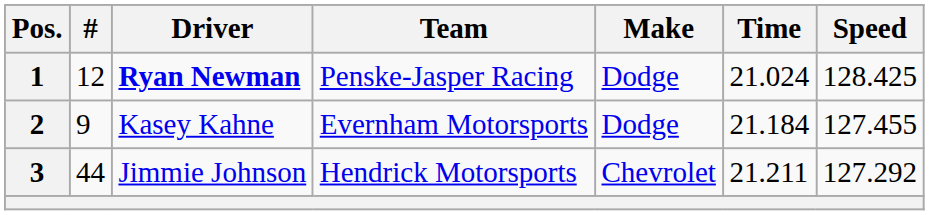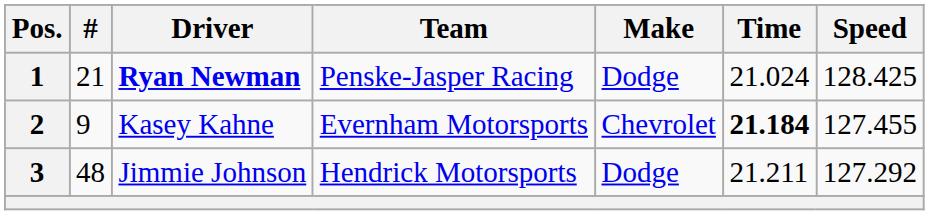(90, 76) 12 -> (90, 76) 21
(640, 124) Dodge -> (659, 124) Chevrolet
(769, 124) normal -> (769, 124) bold
(90, 172) 44 -> (90, 172) 48
(659, 172) Chevrolet -> (640, 172) Dodge
